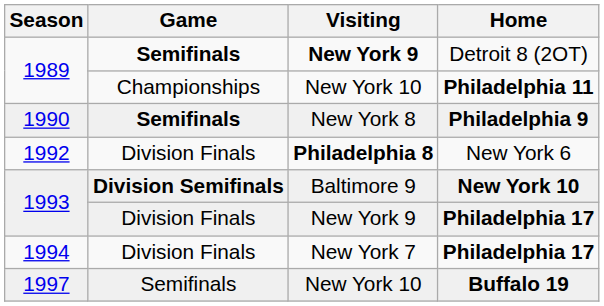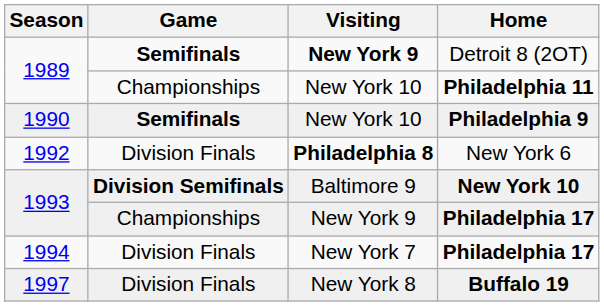(363, 119) New York 8 -> (363, 119) New York 10
(188, 218) Division Finals -> (188, 218) Championships
(188, 284) Semifinals -> (188, 284) Division Finals
(363, 284) New York 10 -> (363, 284) New York 8
